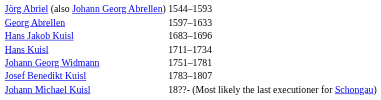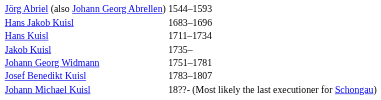- row: (35, 22)
+ row: (28, 49)
